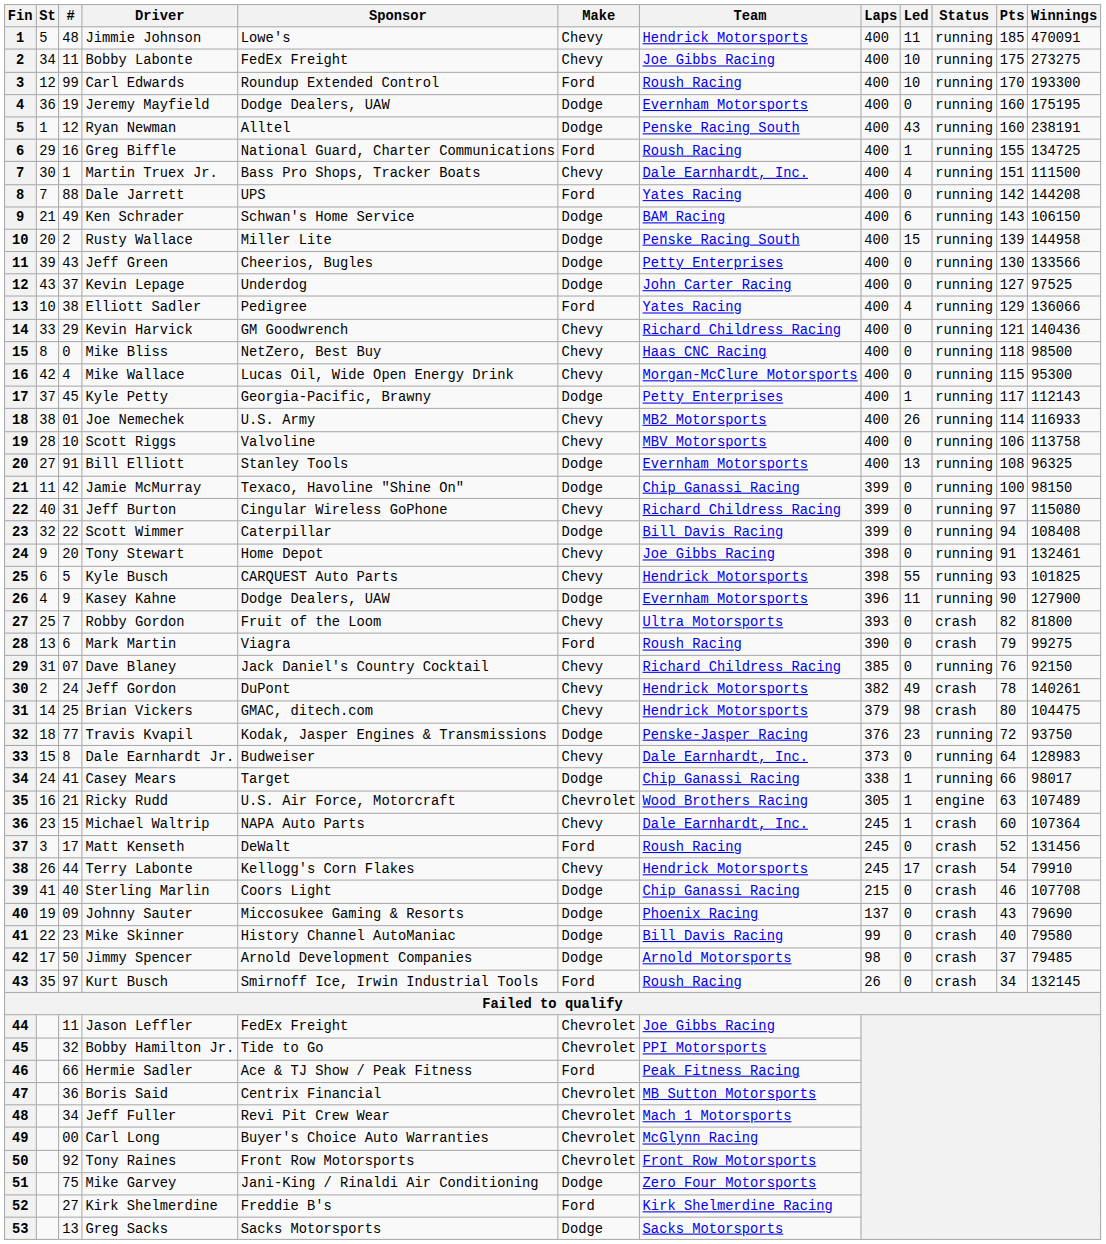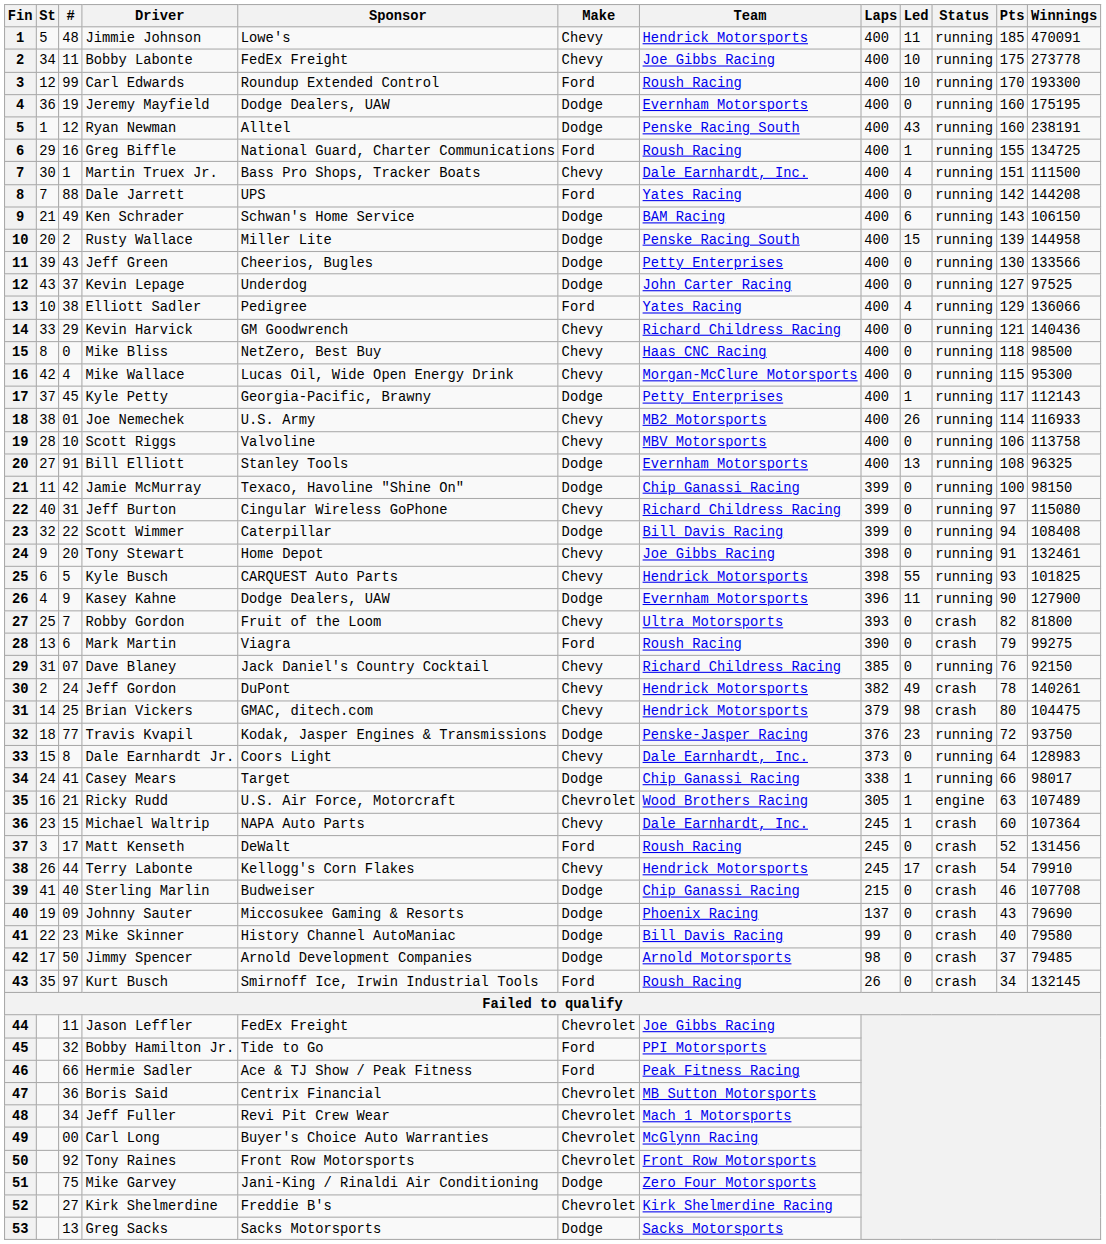(1056, 61) 273275 -> (1056, 61) 273778
(278, 757) Budweiser -> (286, 757) Coors Light
(286, 892) Coors Light -> (278, 892) Budweiser
(599, 1049) Chevrolet -> (578, 1049) Ford
(578, 1206) Ford -> (599, 1206) Chevrolet
